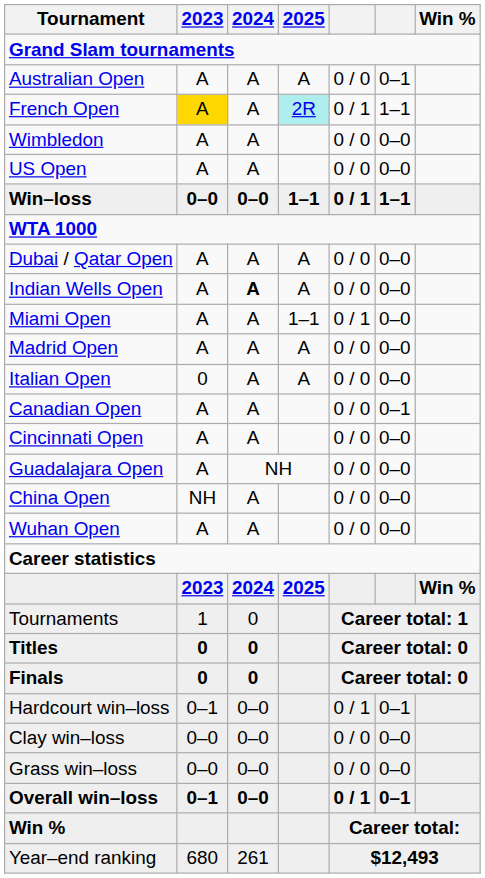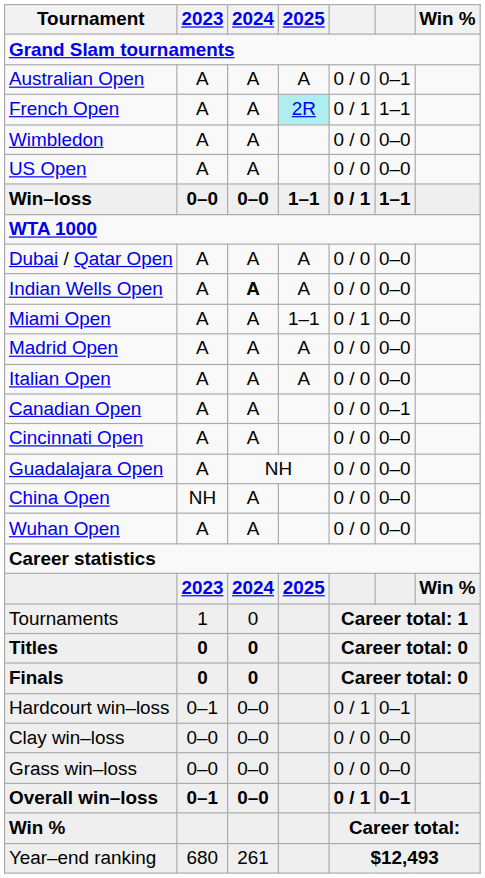(202, 109) gold background -> (202, 109) no background
(202, 378) 0 -> (202, 378) A
